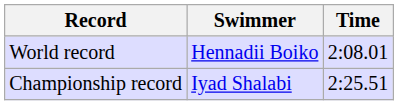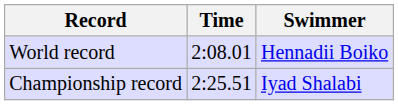columns swapped: (255, 20) <-> (358, 20)
